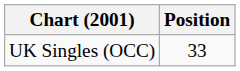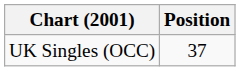(197, 50) 33 -> (197, 50) 37
